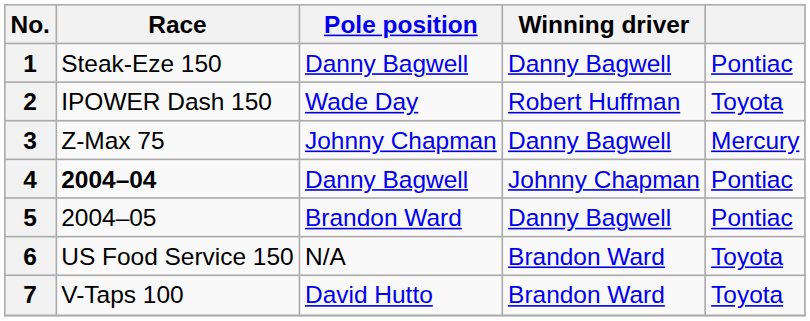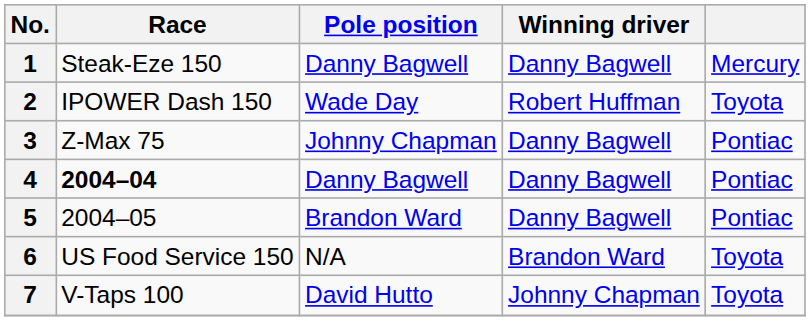(752, 63) Pontiac -> (755, 63) Mercury
(755, 141) Mercury -> (752, 141) Pontiac
(604, 179) Johnny Chapman -> (590, 179) Danny Bagwell
(586, 296) Brandon Ward -> (604, 296) Johnny Chapman
